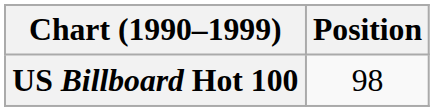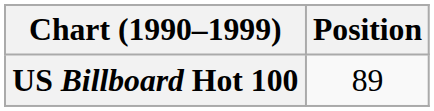(368, 79) 98 -> (368, 79) 89
